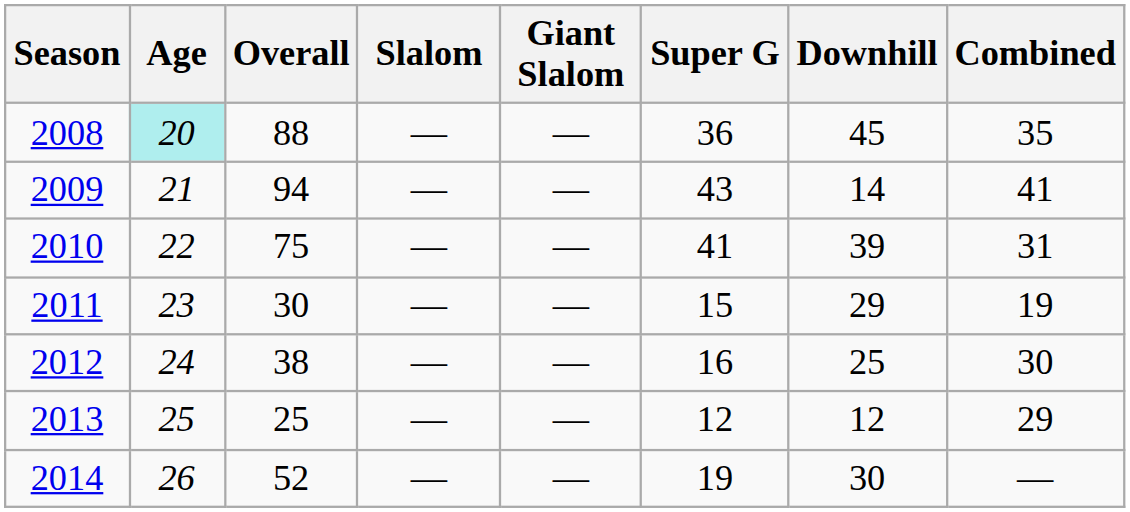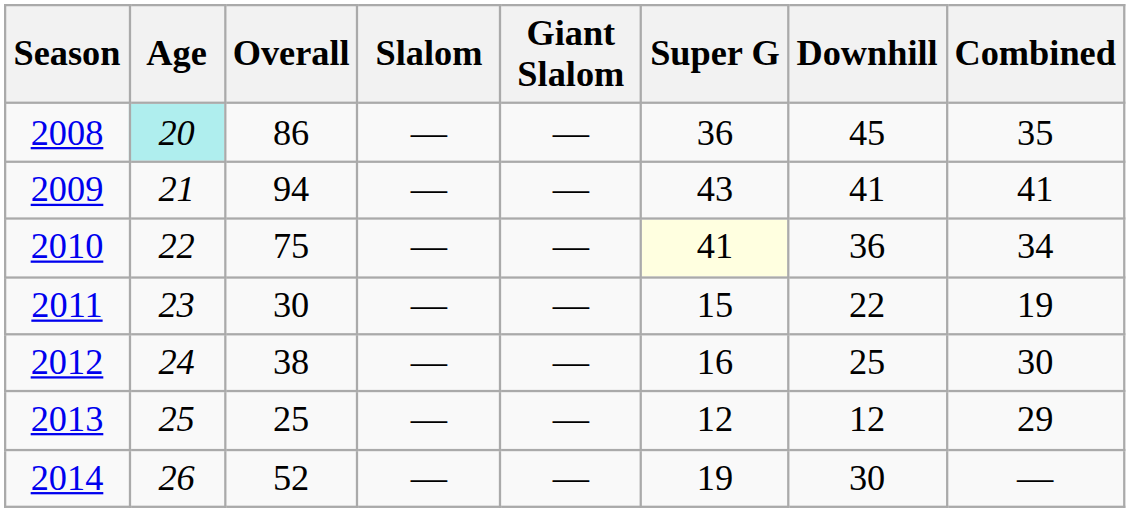(291, 131) 88 -> (291, 131) 86
(867, 189) 14 -> (867, 189) 41
(715, 246) no background -> (715, 246) lightyellow background
(867, 246) 39 -> (867, 246) 36
(1035, 246) 31 -> (1035, 246) 34
(867, 304) 29 -> (867, 304) 22
